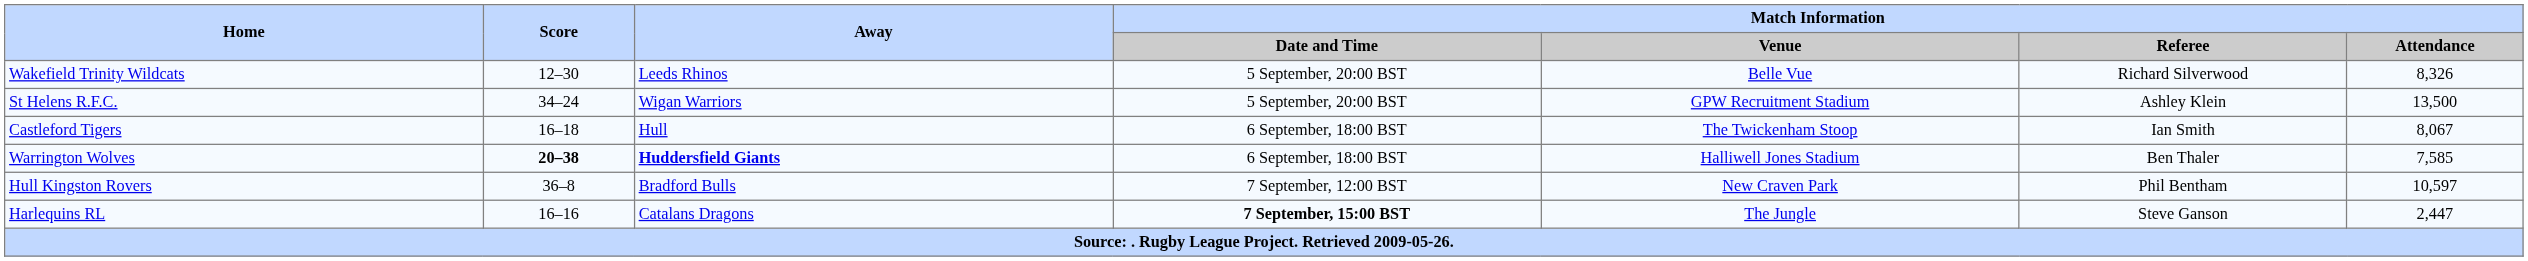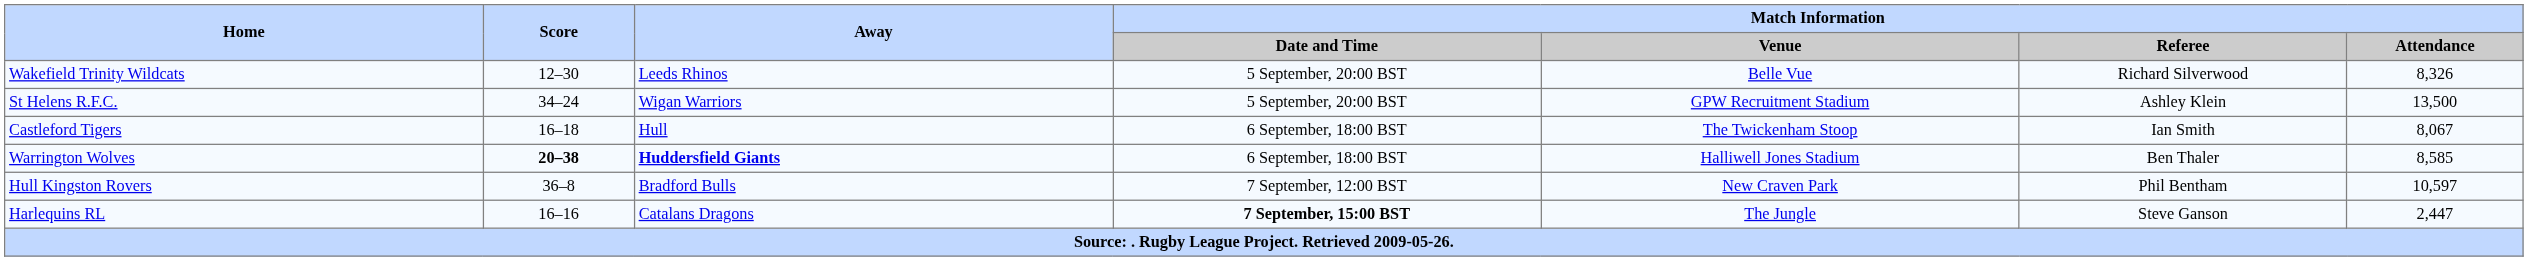(2435, 158) 7,585 -> (2435, 158) 8,585
